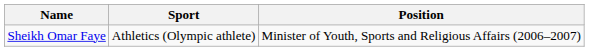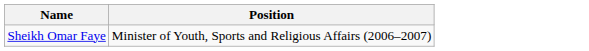- column: (184, 14)
